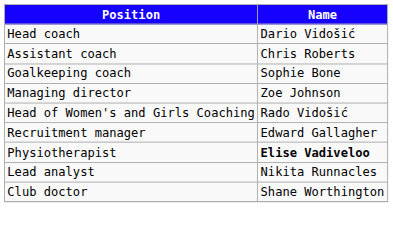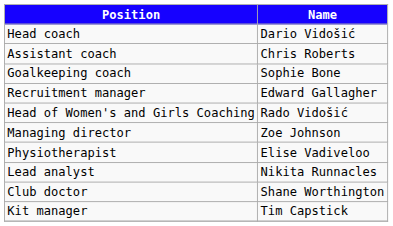rows swapped: (69, 93) <-> (76, 133)
(315, 152) bold -> (315, 152) normal
+ row: (47, 211)
